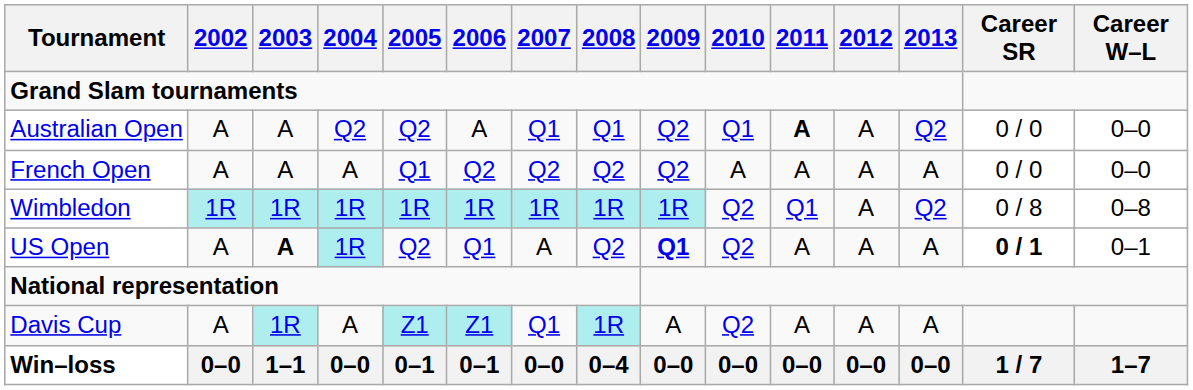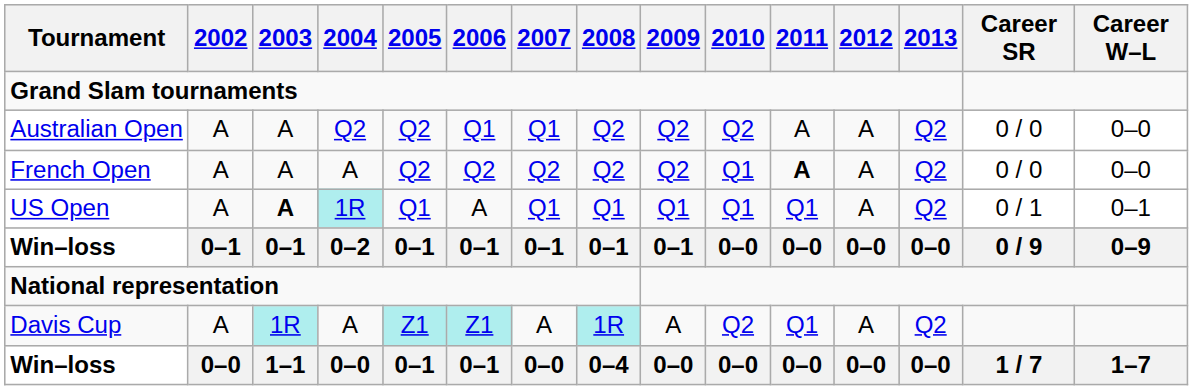(479, 129) A -> (479, 129) Q1
(609, 129) Q1 -> (609, 129) Q2
(738, 129) Q1 -> (738, 129) Q2
(802, 129) bold -> (802, 129) normal
(415, 168) Q1 -> (415, 168) Q2
(738, 168) A -> (738, 168) Q1
(802, 168) normal -> (802, 168) bold
(931, 168) A -> (931, 168) Q2
- row: (70, 207)
(415, 246) Q2 -> (415, 207) Q1
(479, 246) Q1 -> (479, 207) A
(544, 246) A -> (544, 207) Q1
(609, 246) Q2 -> (609, 207) Q1
(673, 246) bold -> (673, 207) normal
(738, 246) Q2 -> (738, 207) Q1
(802, 246) A -> (802, 207) Q1
(931, 246) A -> (931, 207) Q2
(1019, 246) bold -> (1019, 207) normal
+ row: (63, 246)
(544, 324) Q1 -> (544, 324) A
(802, 324) A -> (802, 324) Q1
(931, 324) A -> (931, 324) Q2
